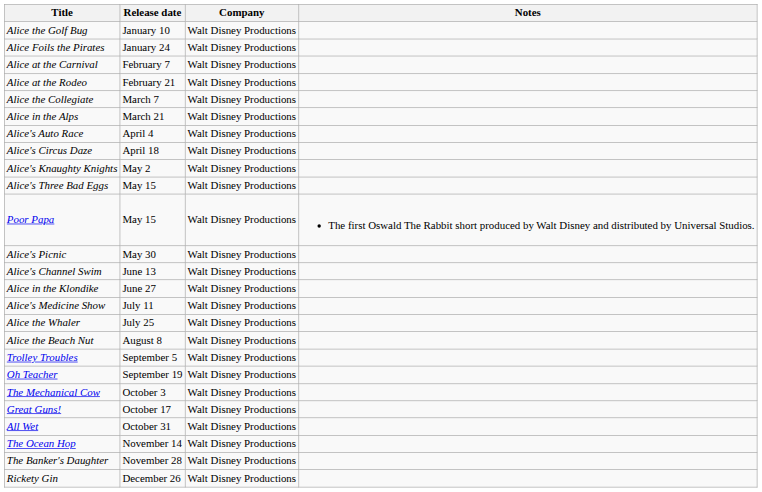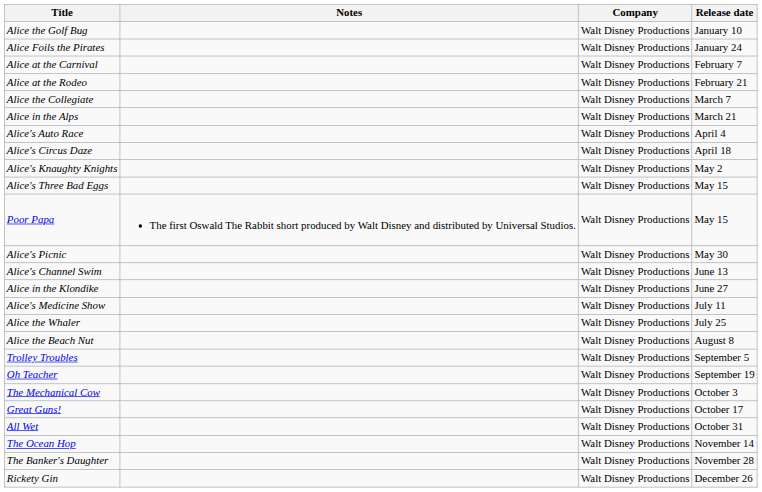columns swapped: (152, 13) <-> (528, 13)
